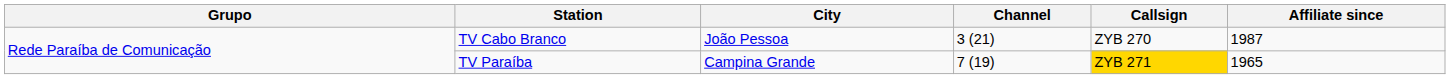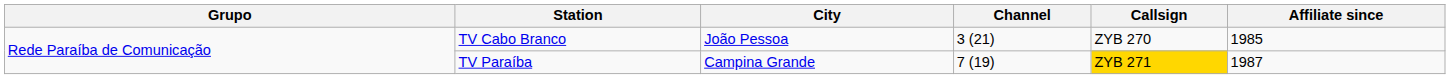(1247, 39) 1987 -> (1247, 39) 1985
(1247, 62) 1965 -> (1247, 62) 1987
